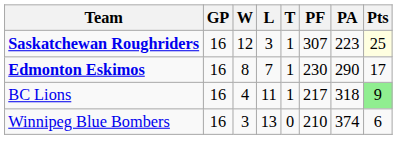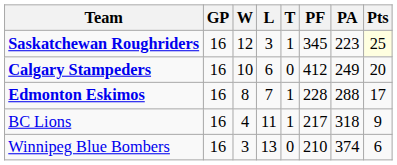(315, 43) 307 -> (315, 43) 345
+ row: (80, 69)
(315, 69) 230 -> (315, 95) 228
(347, 69) 290 -> (347, 95) 288
(378, 95) lightgreen background -> (378, 121) no background
